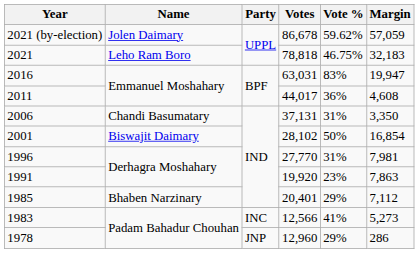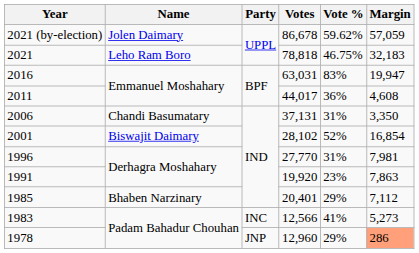(335, 136) 50% -> (335, 136) 52%
(379, 237) no background -> (379, 237) lightsalmon background
